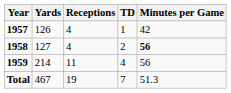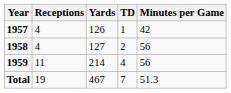columns swapped: (91, 12) <-> (48, 12)
(145, 46) bold -> (145, 46) normal
